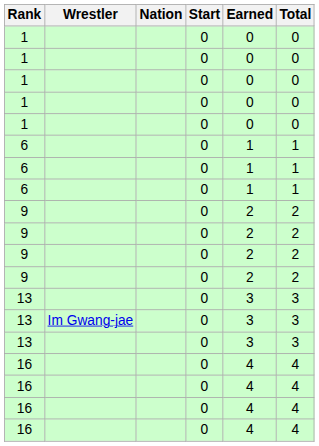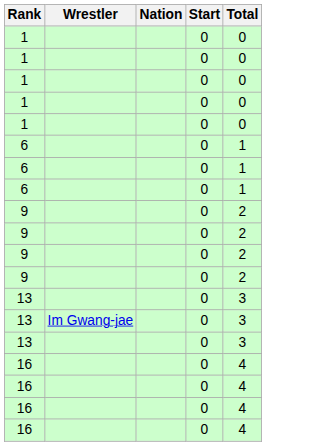- column: (250, 15)
